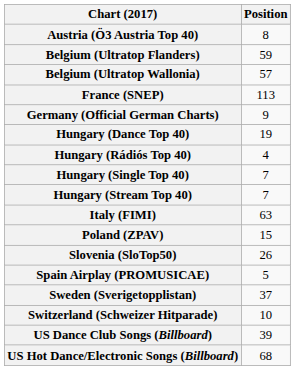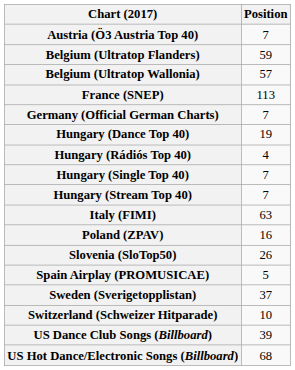(266, 34) 8 -> (266, 34) 7
(266, 114) 9 -> (266, 114) 7
(266, 235) 15 -> (266, 235) 16
